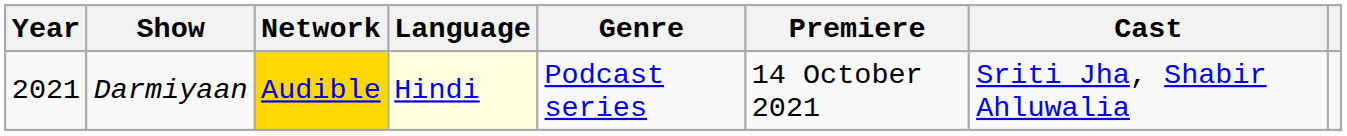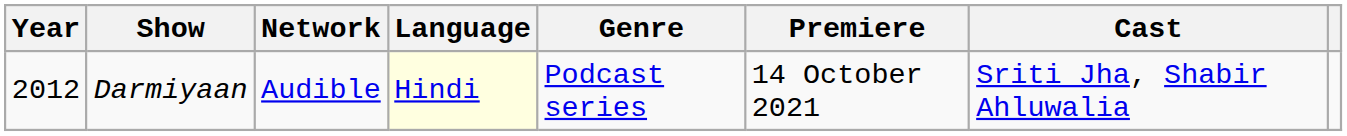(46, 91) 2021 -> (46, 91) 2012
(321, 91) gold background -> (321, 91) no background
